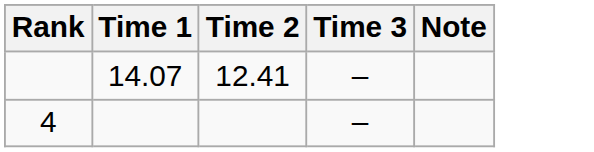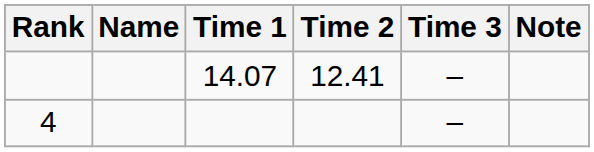+ column: (139, 28)
